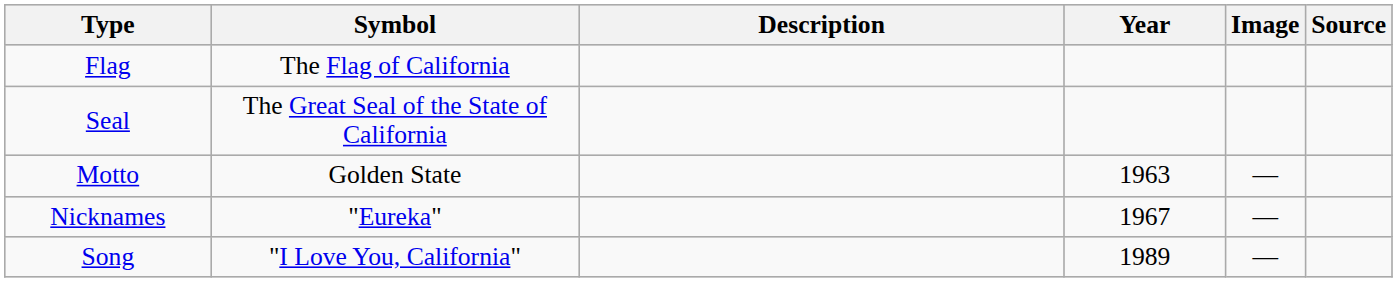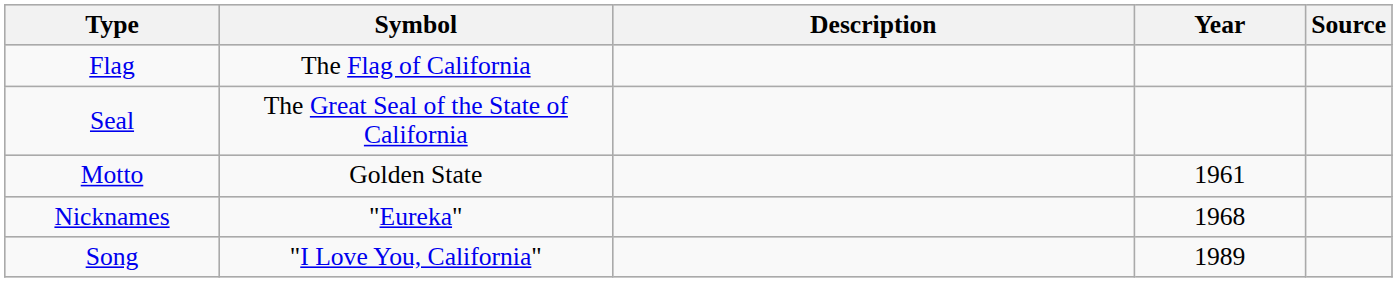- column: (1265, 24)
(1145, 175) 1963 -> (1220, 175) 1961
(1145, 216) 1967 -> (1220, 216) 1968
